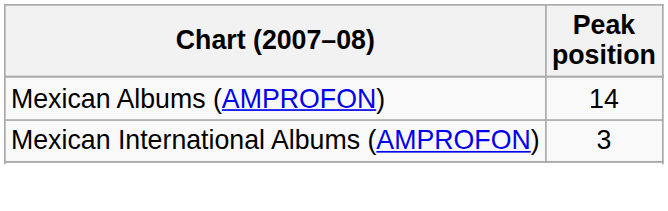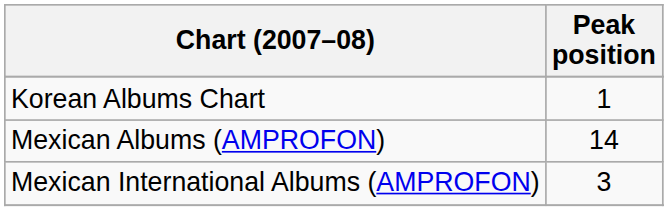+ row: (138, 98)
